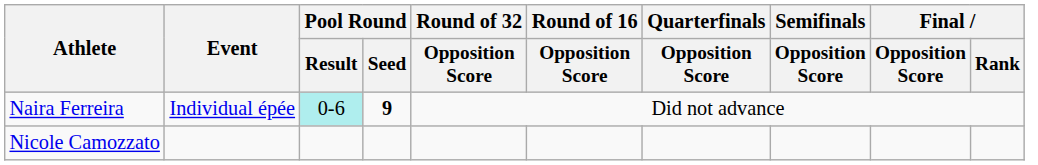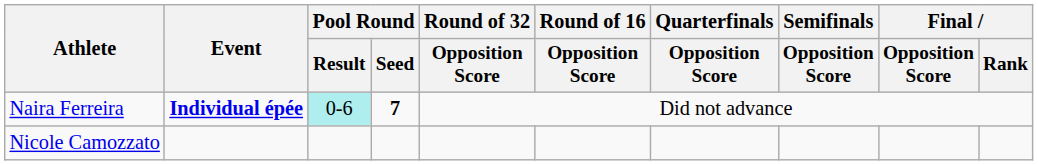(232, 109) normal -> (236, 109) bold
(387, 109) 9 -> (395, 109) 7
